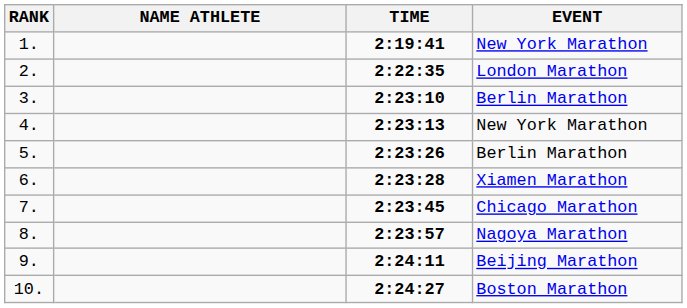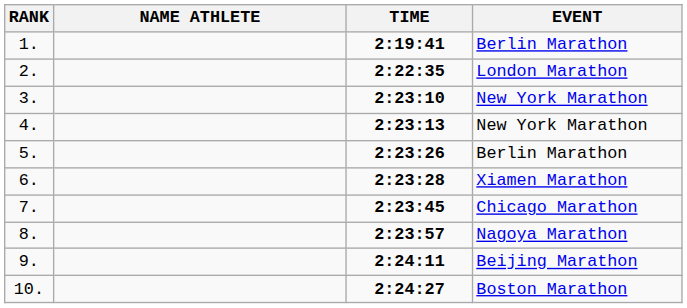(562, 46) New York Marathon -> (552, 46) Berlin Marathon
(552, 100) Berlin Marathon -> (562, 100) New York Marathon
